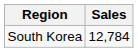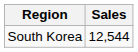(109, 36) 12,784 -> (109, 36) 12,544
